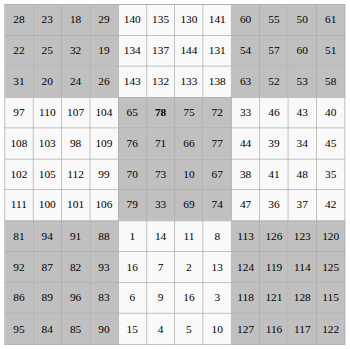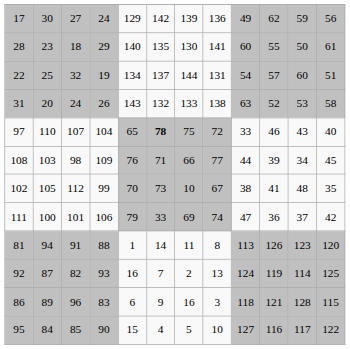+ row: (19, 18)
